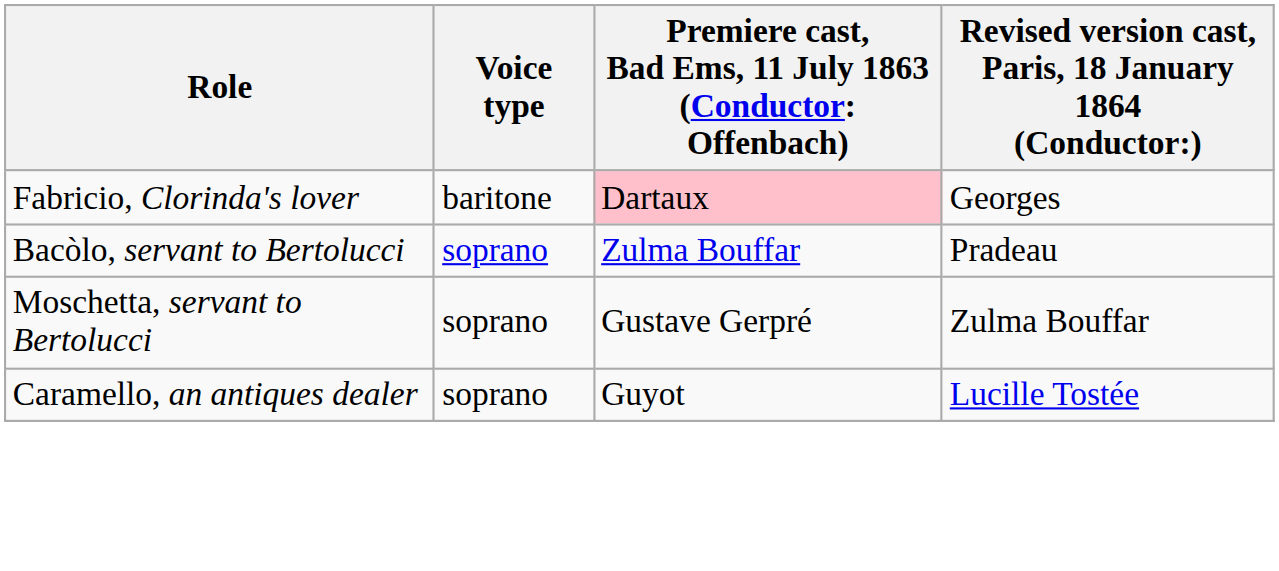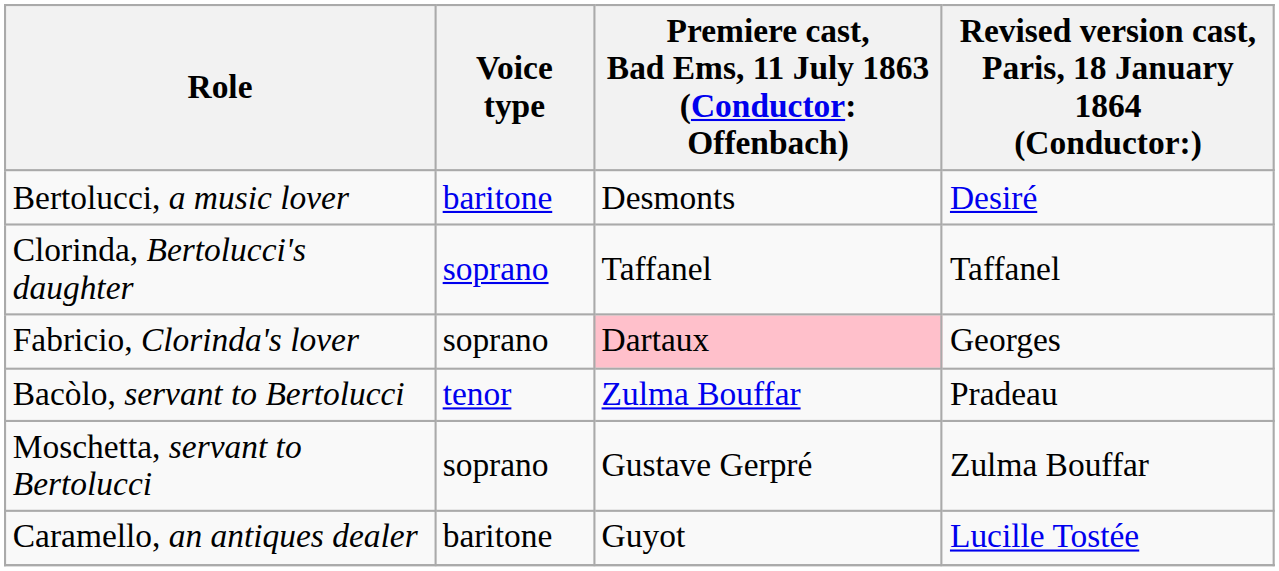+ row: (181, 196)
+ row: (159, 268)
(497, 196) baritone -> (496, 340) soprano
(495, 249) soprano -> (477, 393) tenor
(495, 393) soprano -> (497, 537) baritone
